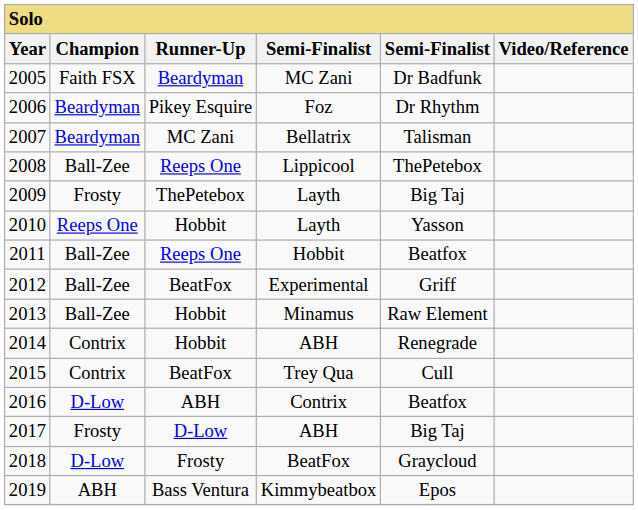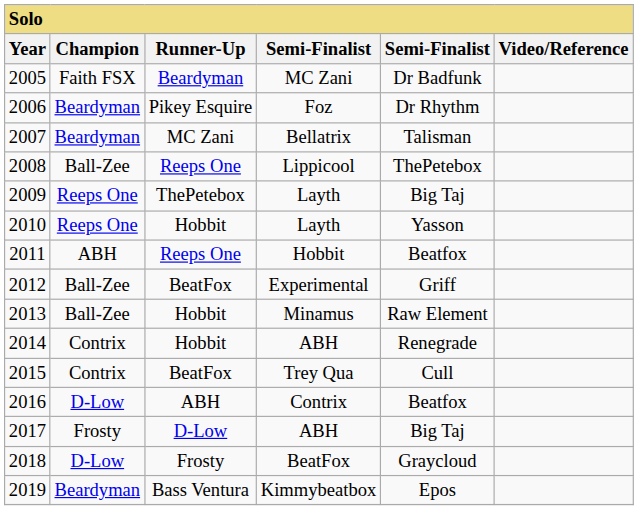(97, 195) Frosty -> (97, 195) Reeps One
(97, 254) Ball-Zee -> (97, 254) ABH
(97, 490) ABH -> (97, 490) Beardyman
